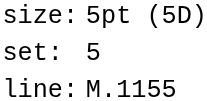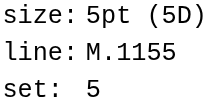rows swapped: (33, 53) <-> (40, 90)
